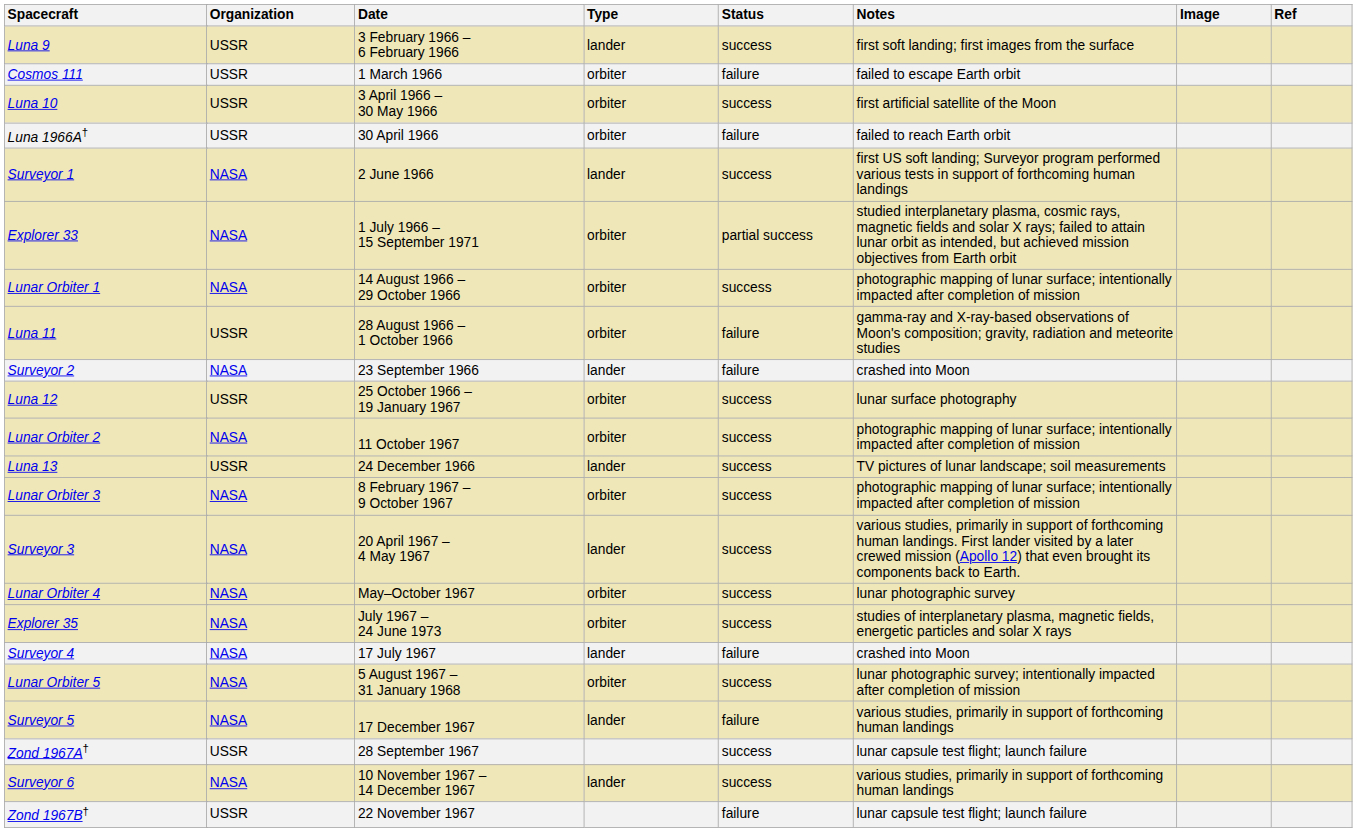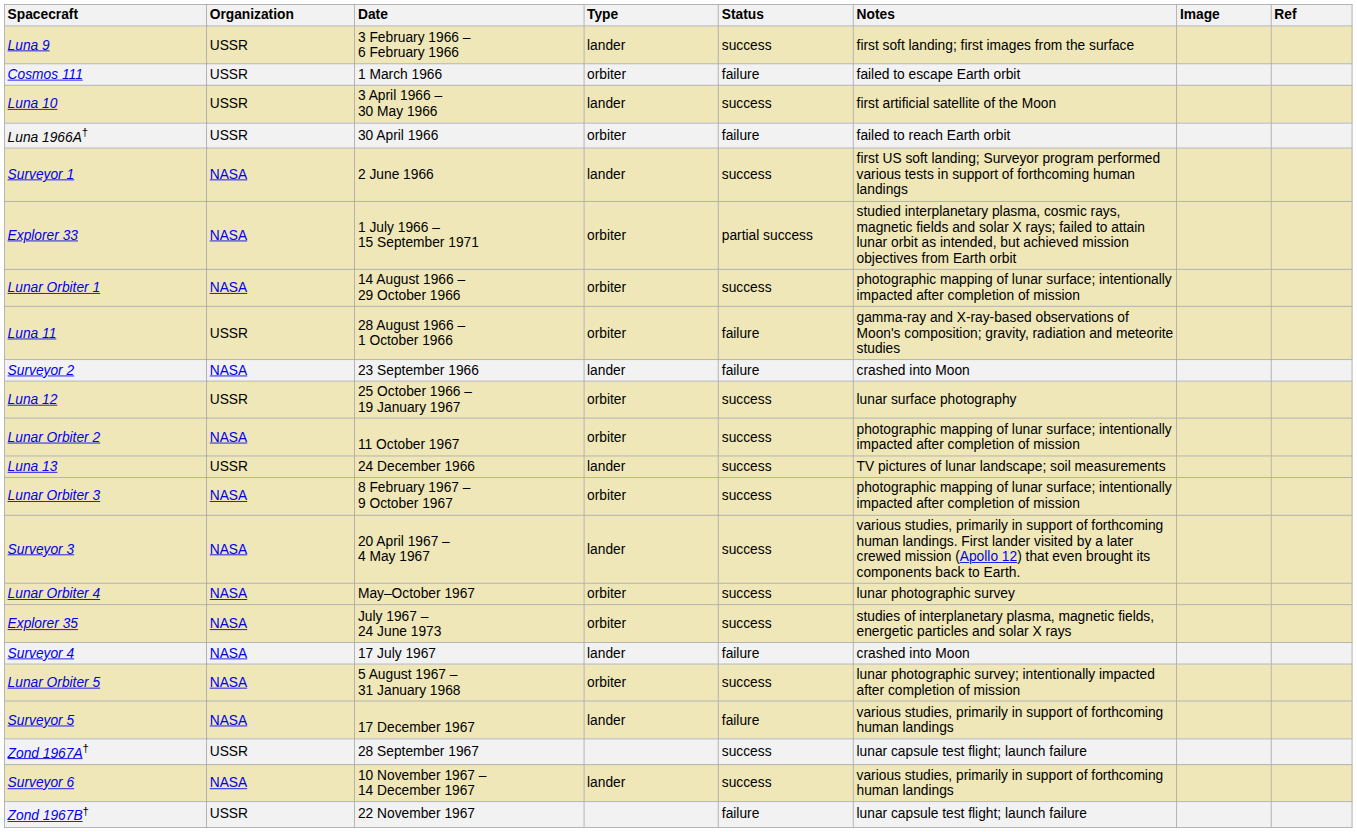(607, 104) orbiter -> (606, 104) lander
